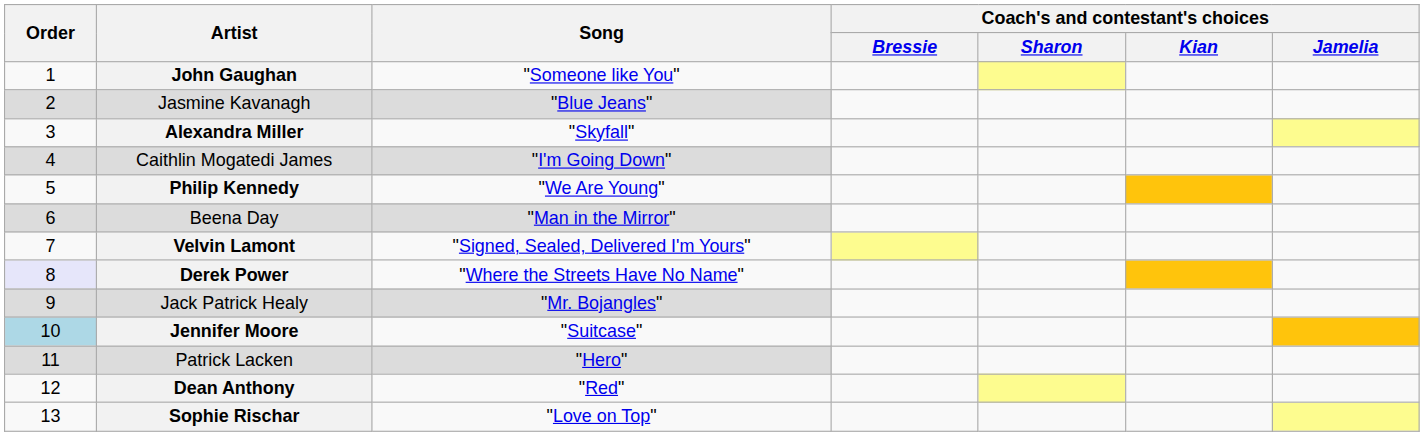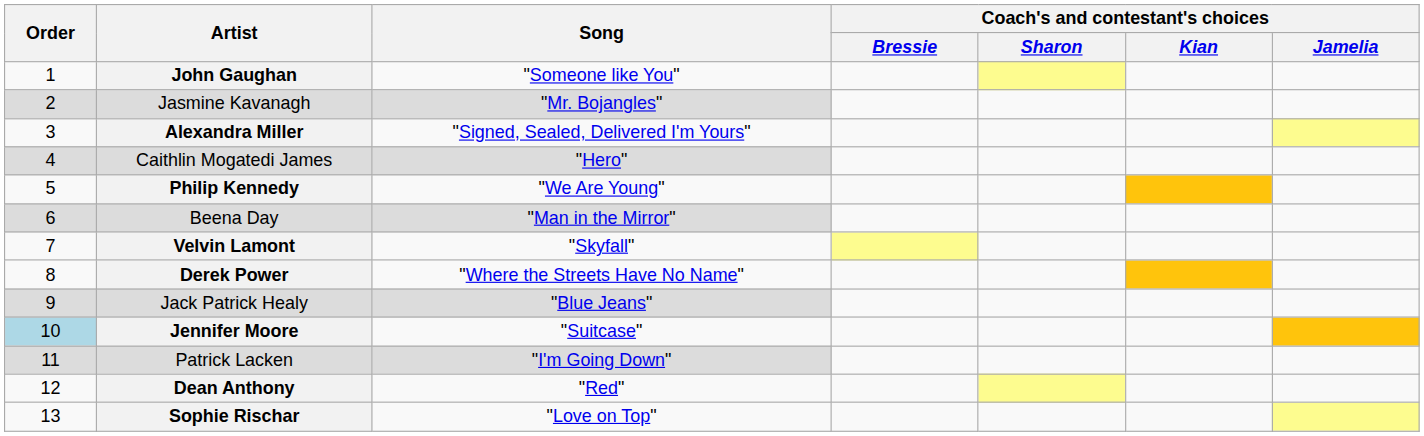(602, 103) "Blue Jeans" -> (602, 103) "Mr. Bojangles"
(602, 132) "Skyfall" -> (602, 132) "Signed, Sealed, Delivered I'm Yours"
(602, 160) "I'm Going Down" -> (602, 160) "Hero"
(602, 246) "Signed, Sealed, Delivered I'm Yours" -> (602, 246) "Skyfall"
(50, 274) lavender background -> (50, 274) no background
(602, 302) "Mr. Bojangles" -> (602, 302) "Blue Jeans"
(602, 359) "Hero" -> (602, 359) "I'm Going Down"
